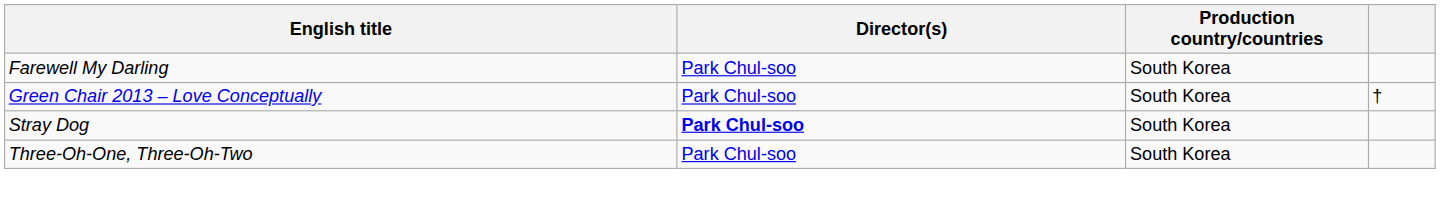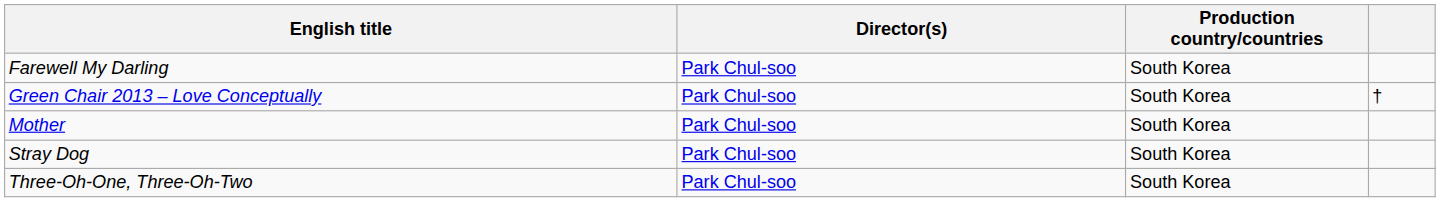+ row: (37, 125)
(743, 125) bold -> (739, 153) normal
